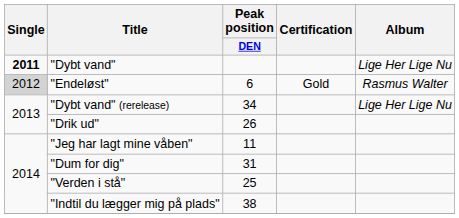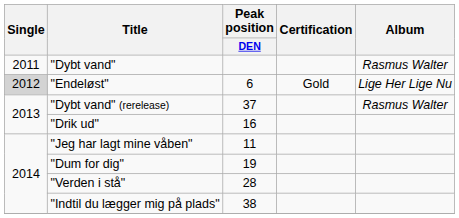(26, 64) bold -> (26, 64) normal
(405, 64) Lige Her Lige Nu -> (405, 64) Rasmus Walter
(405, 84) Rasmus Walter -> (405, 84) Lige Her Lige Nu
(250, 104) 34 -> (250, 104) 37
(405, 104) Lige Her Lige Nu -> (405, 104) Rasmus Walter
(250, 124) 26 -> (250, 124) 16
(250, 163) 31 -> (250, 163) 19
(250, 183) 25 -> (250, 183) 28
